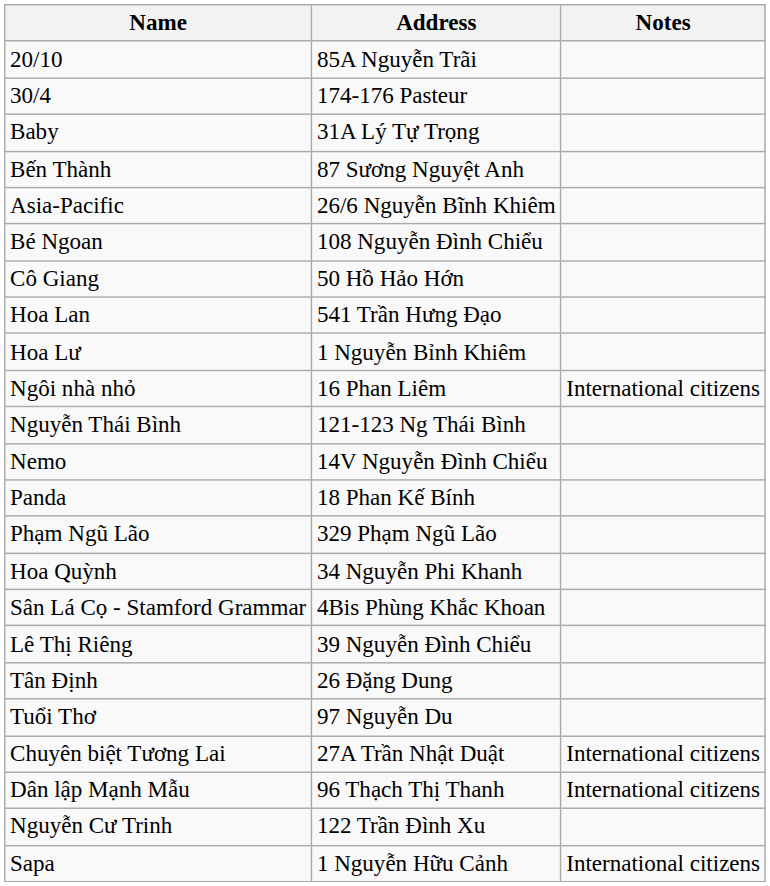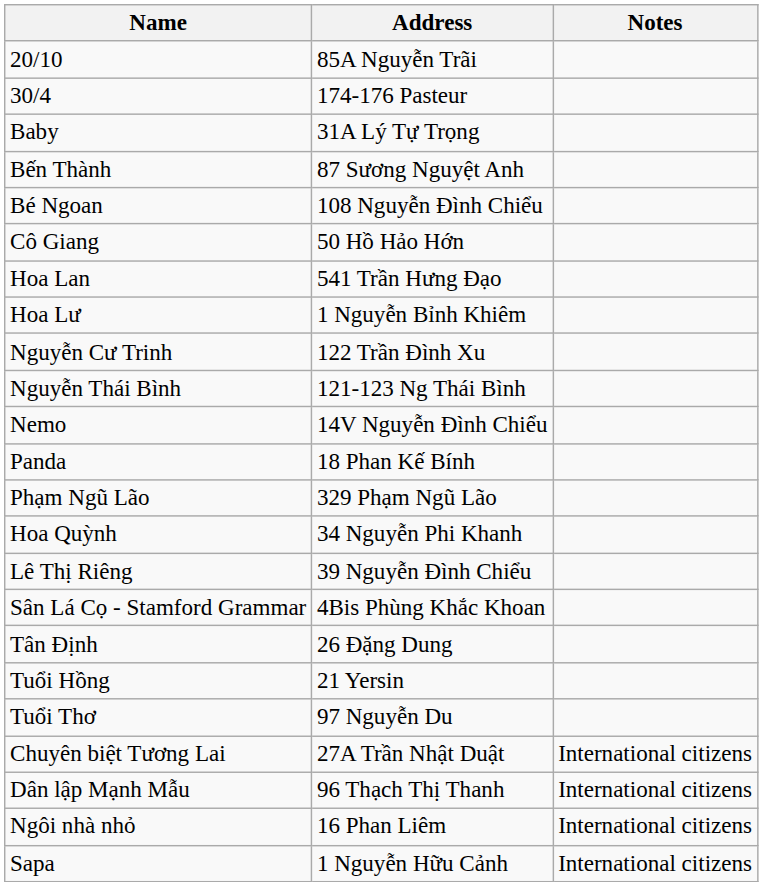- row: (67, 205)
rows swapped: (91, 826) <-> (73, 388)
rows swapped: (71, 643) <-> (158, 607)
+ row: (60, 680)
